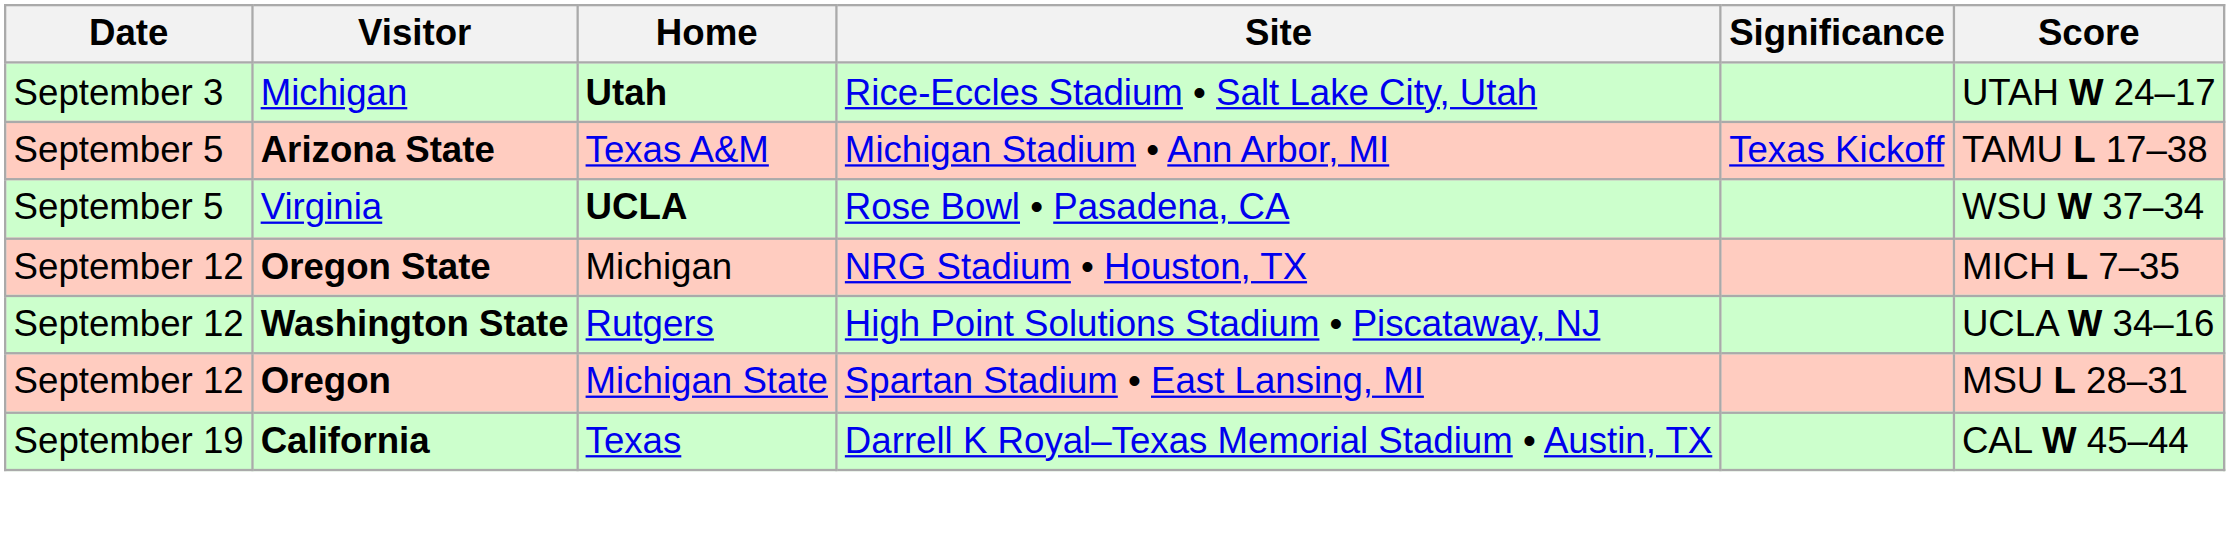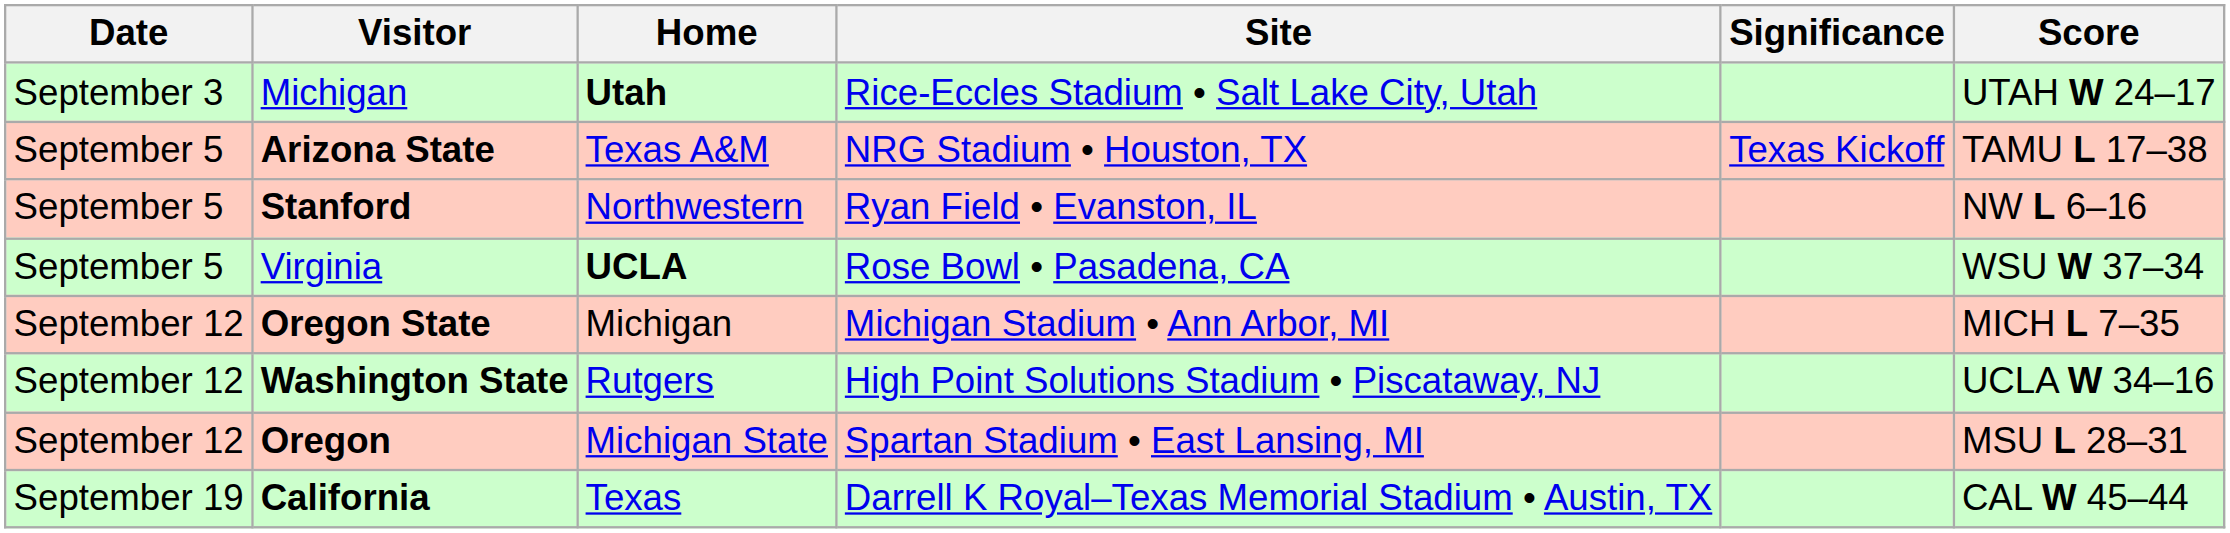(1117, 149) Michigan Stadium • Ann Arbor, MI -> (1076, 149) NRG Stadium • Houston, TX
+ row: (336, 207)
(1076, 265) NRG Stadium • Houston, TX -> (1117, 324) Michigan Stadium • Ann Arbor, MI
